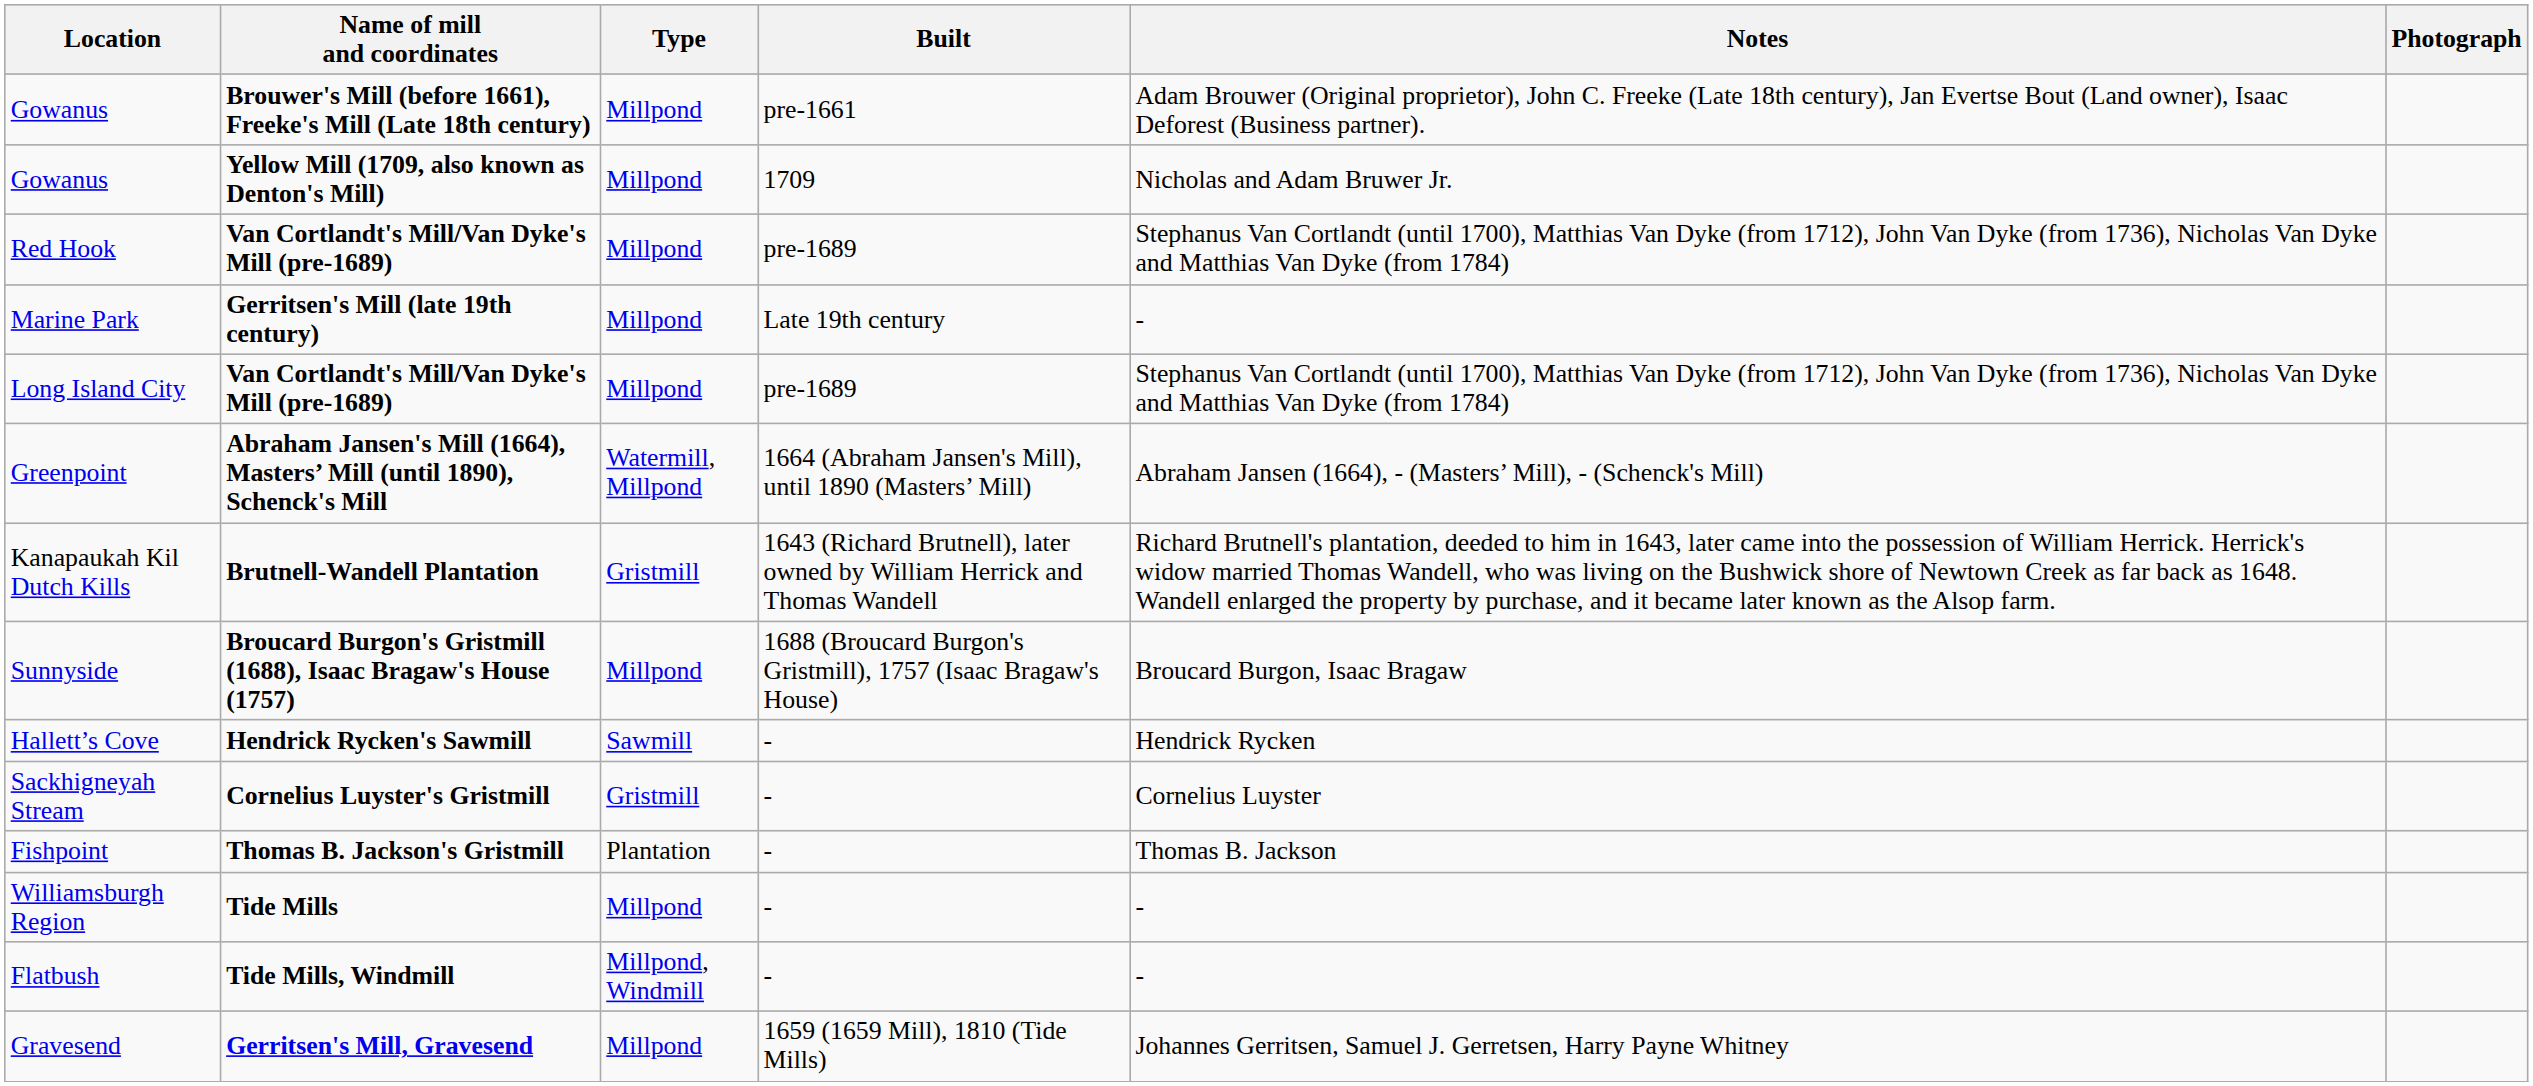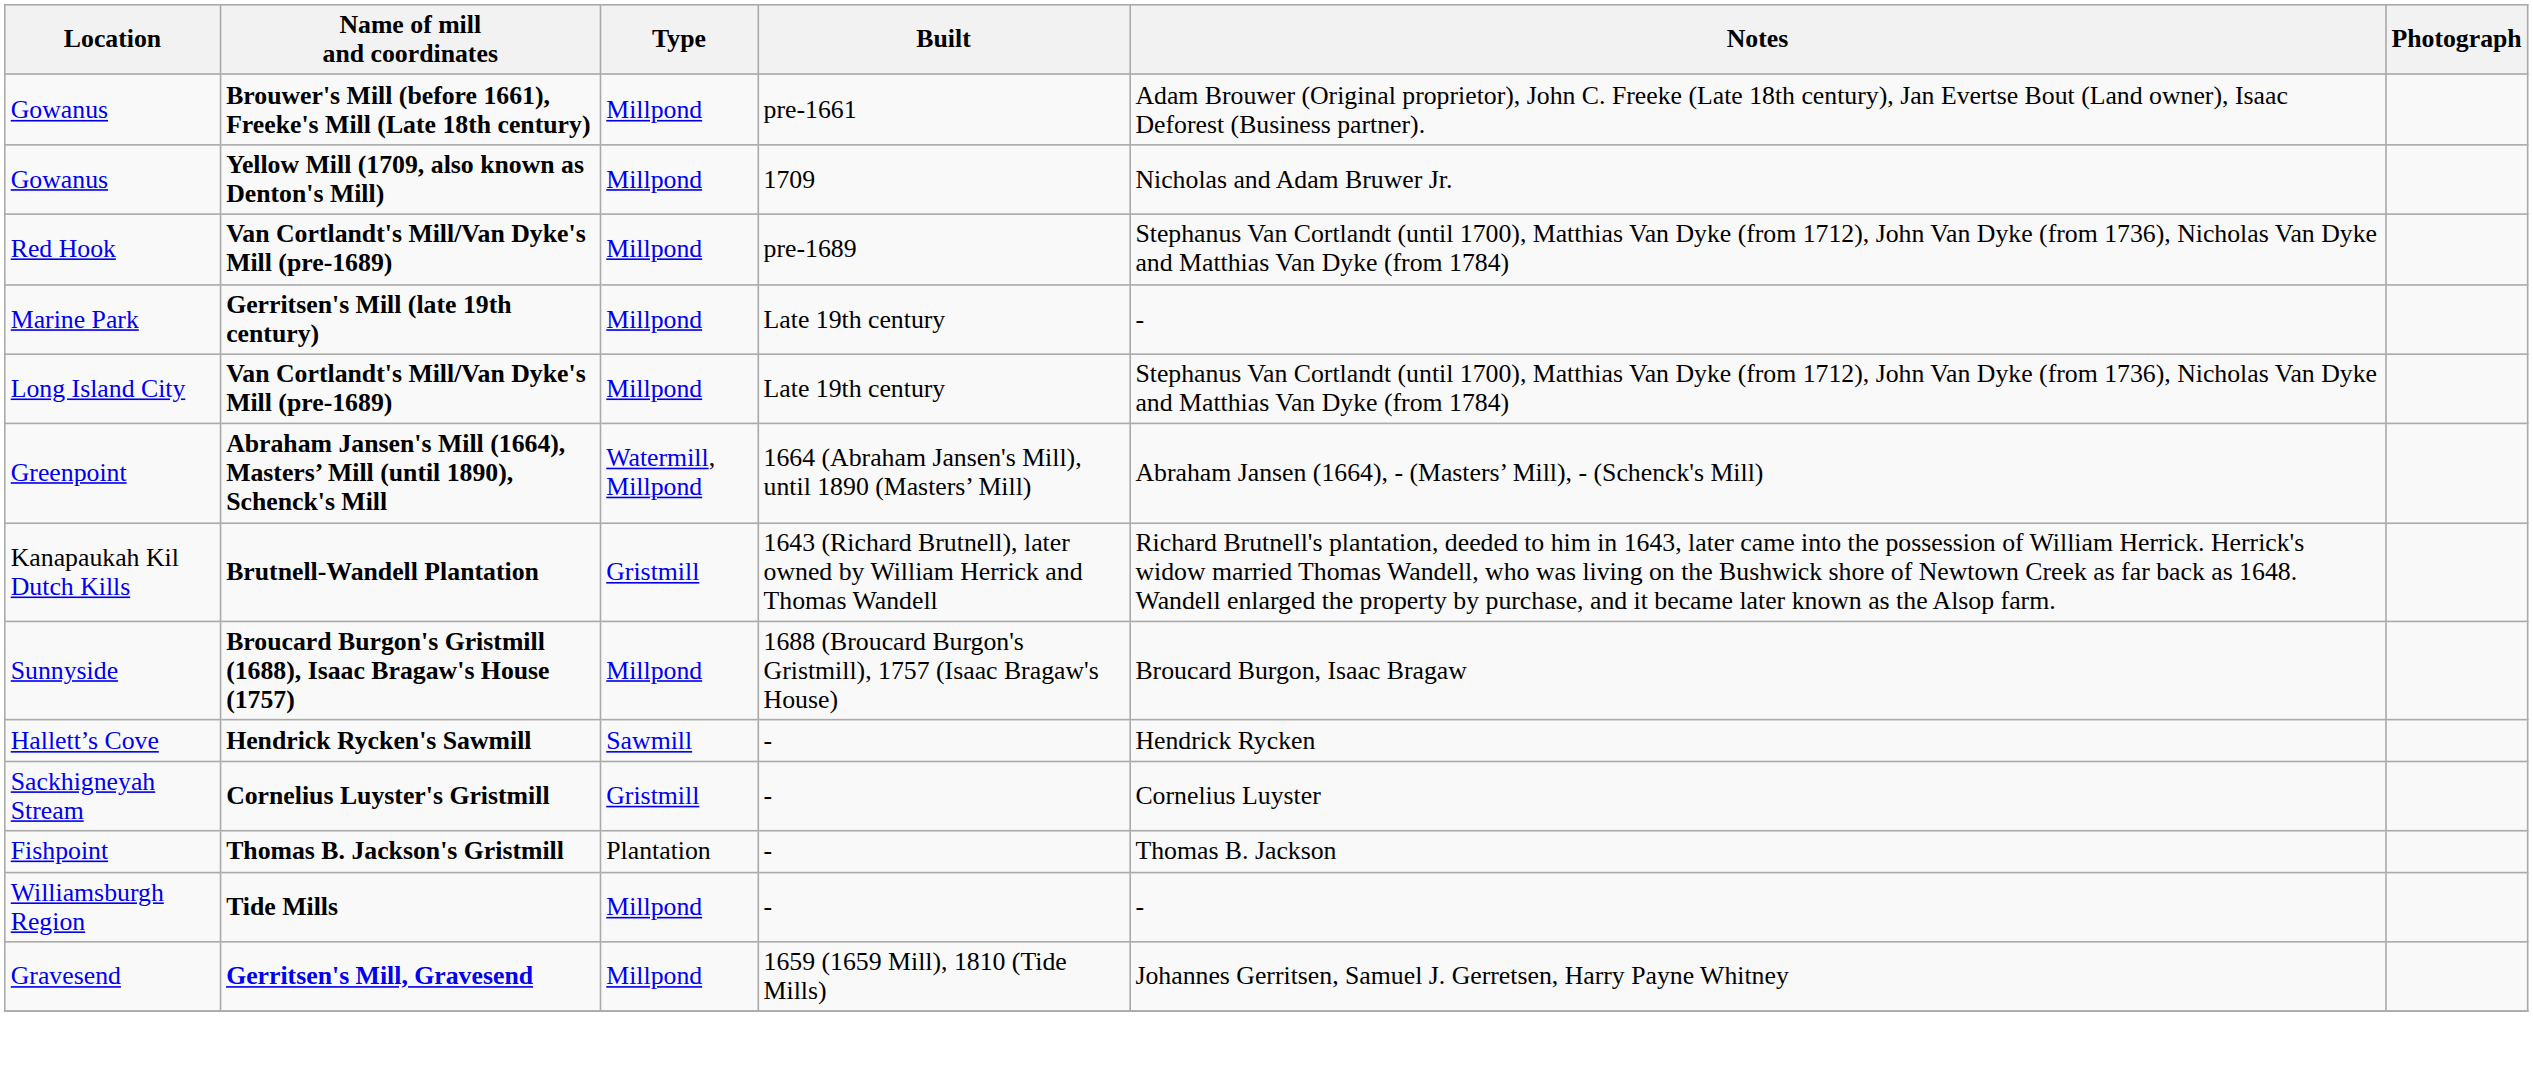(810, 388) pre-1689 -> (854, 388) Late 19th century
- row: (55, 976)
